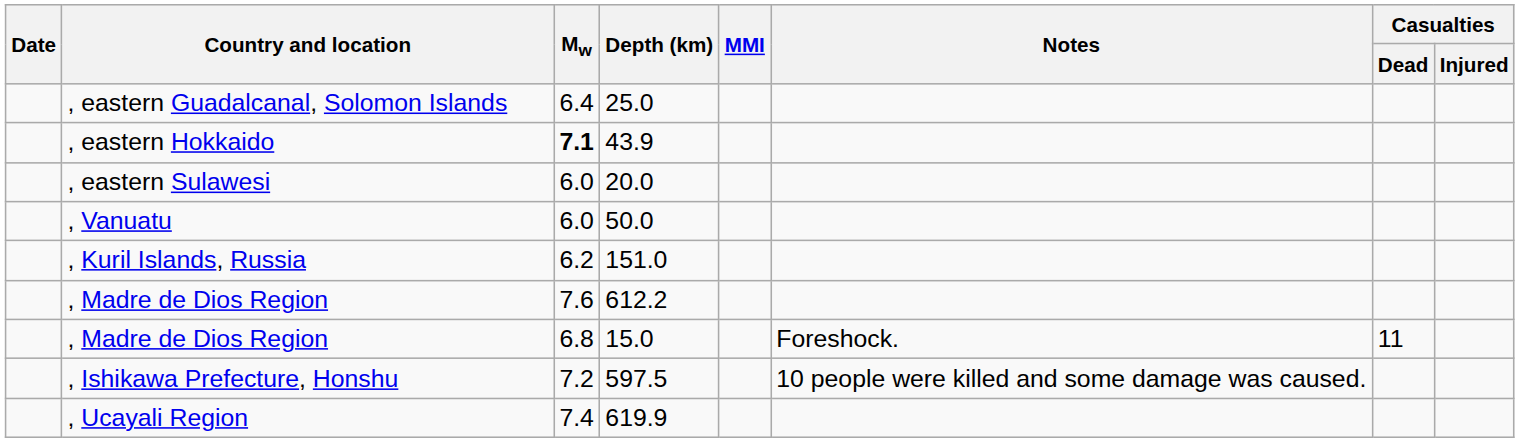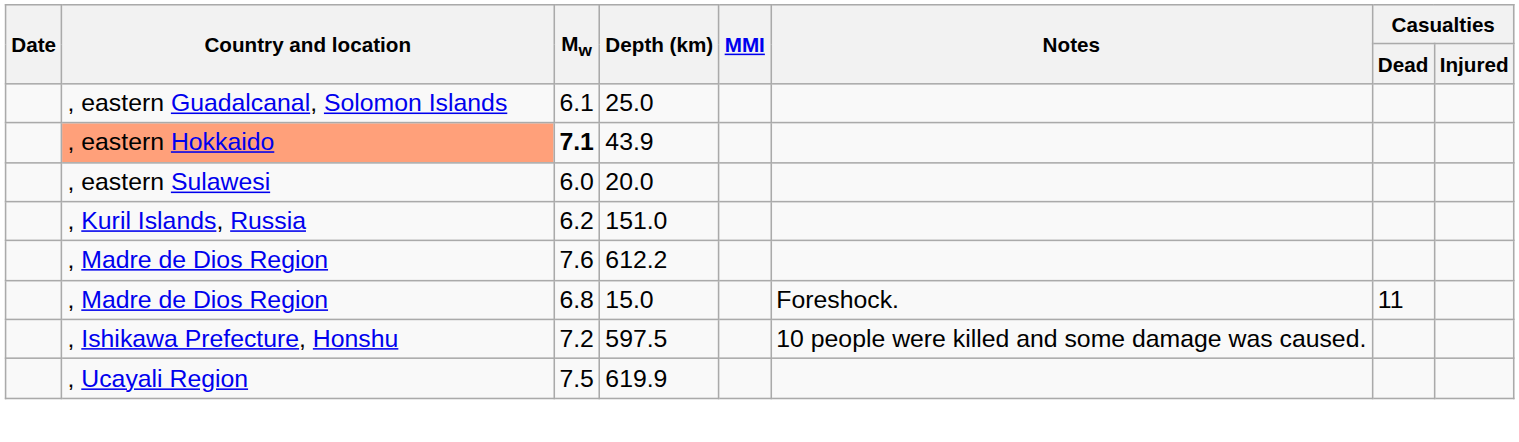(577, 102) 6.4 -> (577, 102) 6.1
(171, 142) no background -> (171, 142) lightsalmon background
- row: (629, 220)
(577, 417) 7.4 -> (577, 378) 7.5
